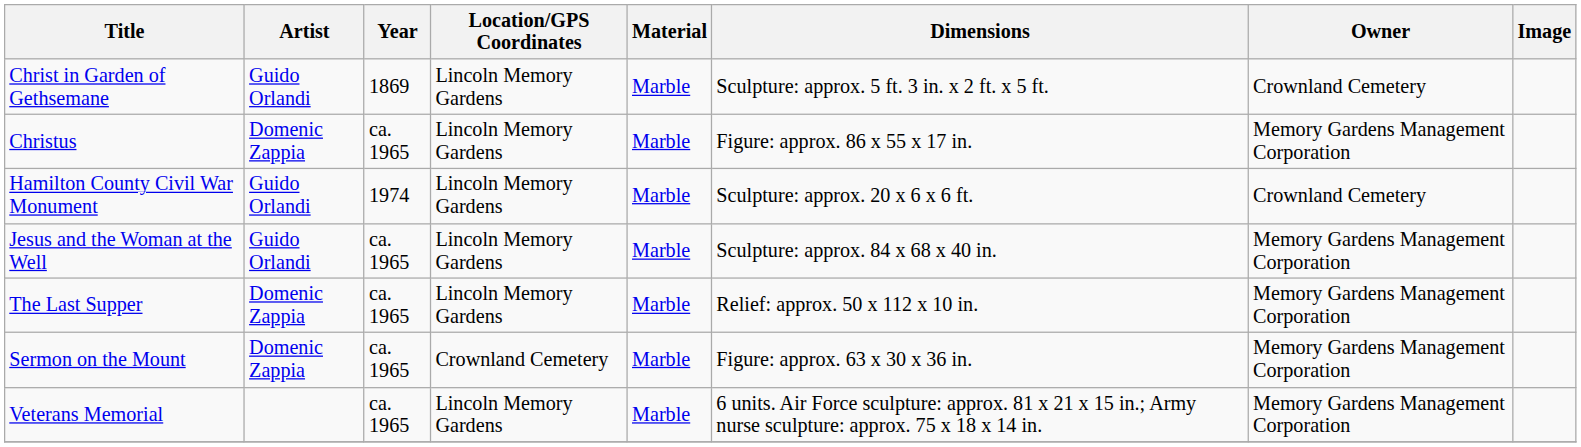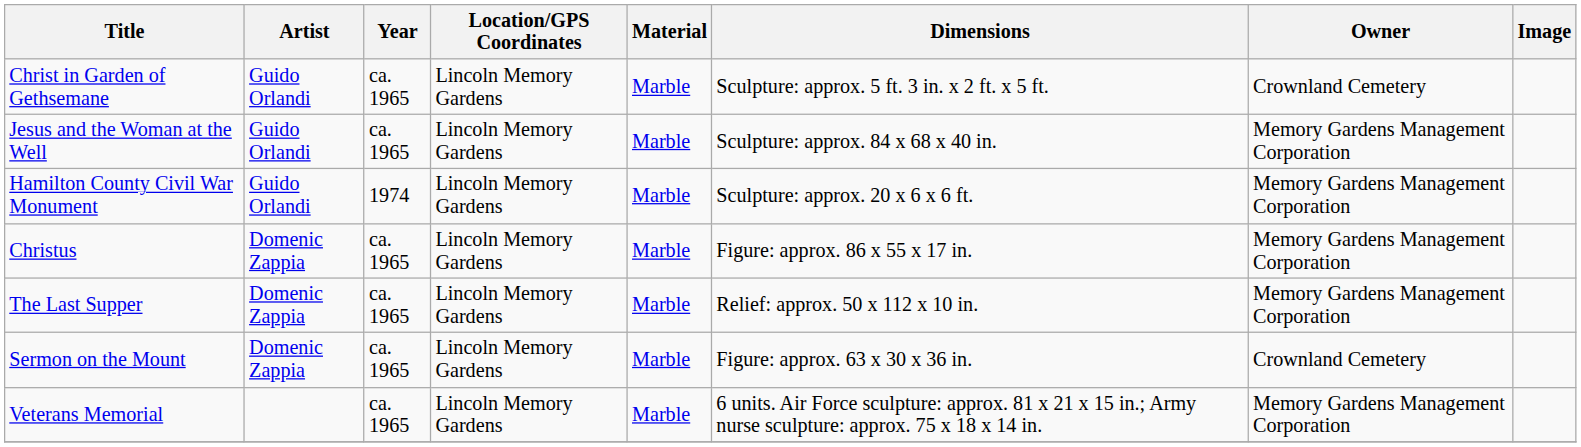(389, 86) 1869 -> (389, 86) ca. 1965
rows swapped: (43, 141) <-> (121, 250)
(1340, 195) Crownland Cemetery -> (1379, 195) Memory Gardens Management Corporation
(522, 359) Crownland Cemetery -> (504, 359) Lincoln Memory Gardens
(1379, 359) Memory Gardens Management Corporation -> (1340, 359) Crownland Cemetery
